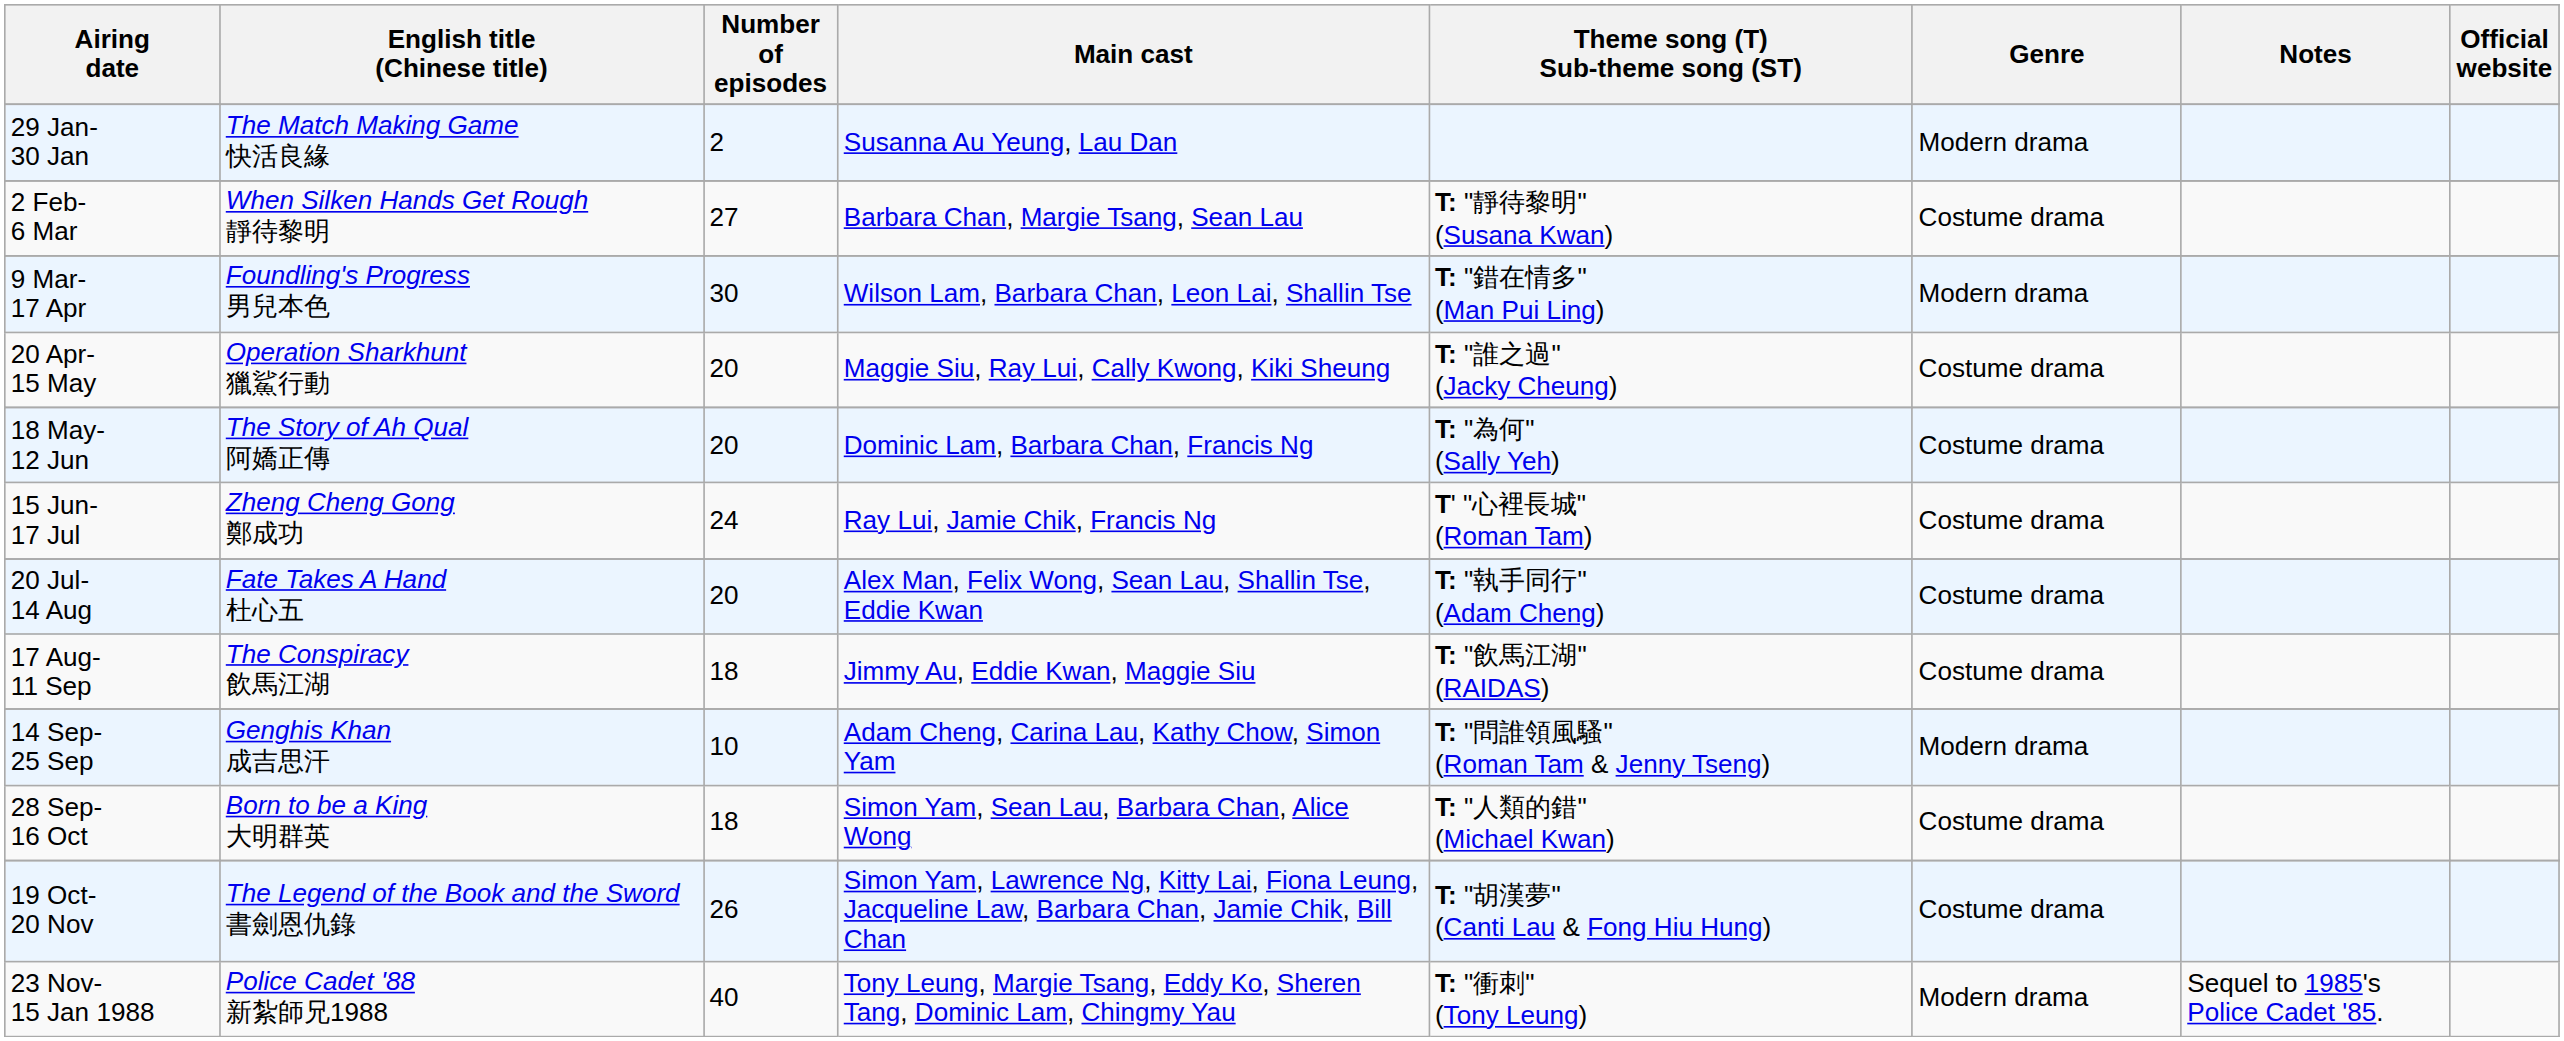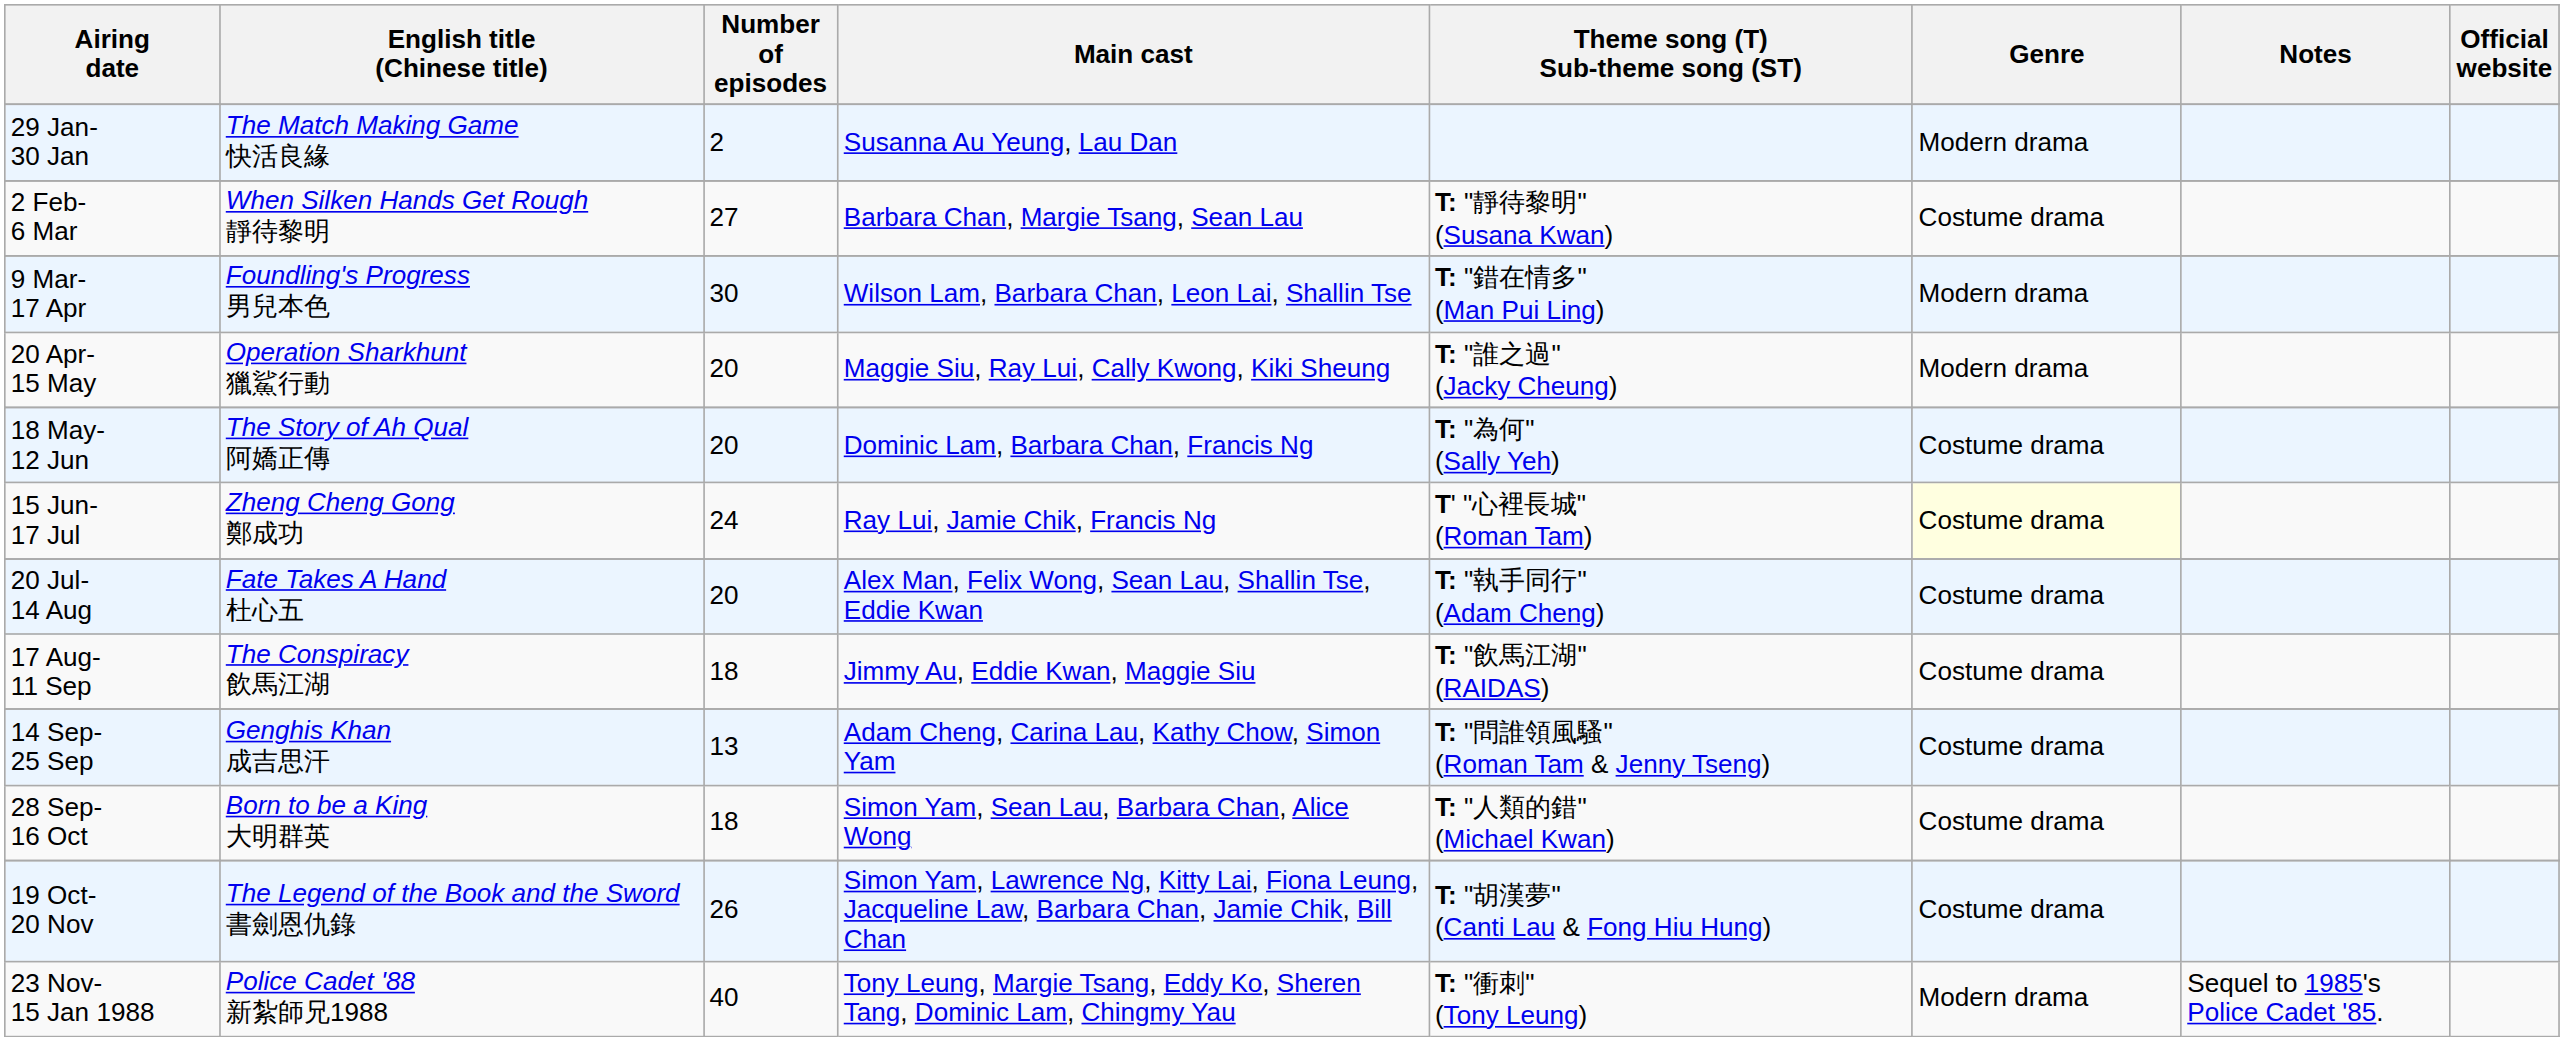(2011, 369) Costume drama -> (2003, 369) Modern drama
(2011, 520) no background -> (2011, 520) lightyellow background
(724, 747) 10 -> (724, 747) 13
(2003, 747) Modern drama -> (2011, 747) Costume drama
